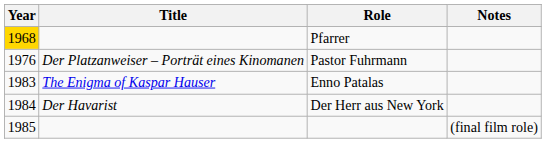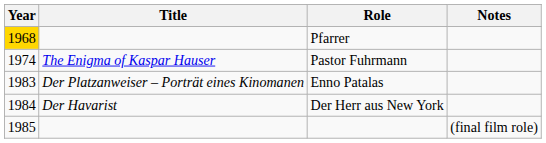(22, 60) 1976 -> (22, 60) 1974
(173, 60) Der Platzanweiser – Porträt eines Kinomanen -> (129, 60) The Enigma of Kaspar Hauser
(129, 82) The Enigma of Kaspar Hauser -> (173, 82) Der Platzanweiser – Porträt eines Kinomanen
